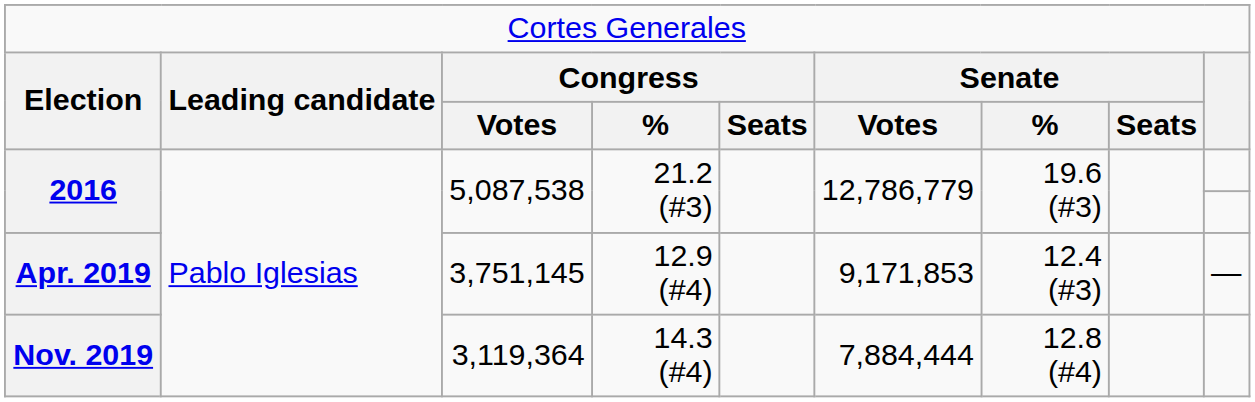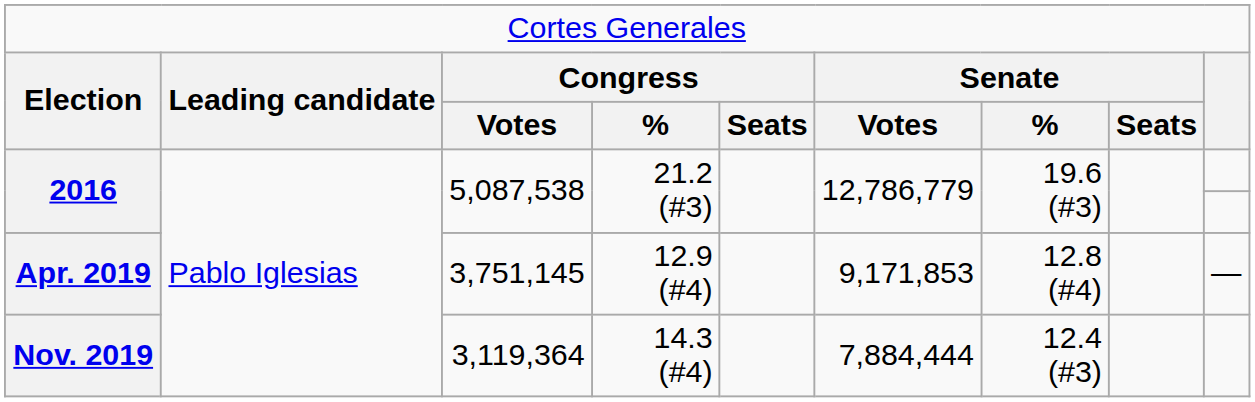(1072, 272) 12.4 (#3) -> (1072, 272) 12.8 (#4)
(1072, 355) 12.8 (#4) -> (1072, 355) 12.4 (#3)
